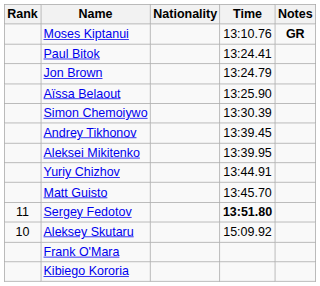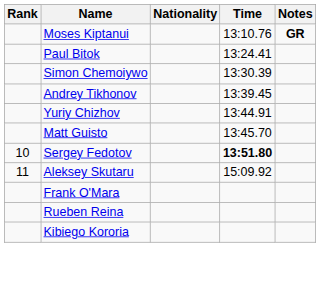- row: (73, 73)
- row: (82, 93)
- row: (92, 152)
(23, 212) 11 -> (23, 152) 10
(23, 232) 10 -> (23, 172) 11
+ row: (83, 212)
